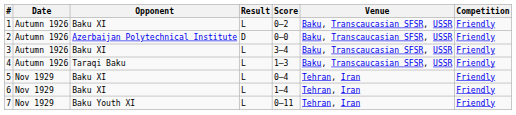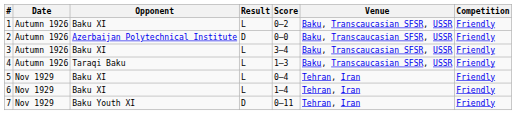(243, 103) L -> (243, 103) D
